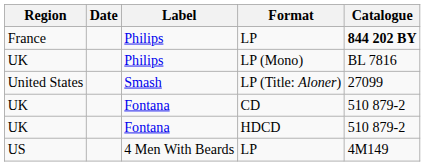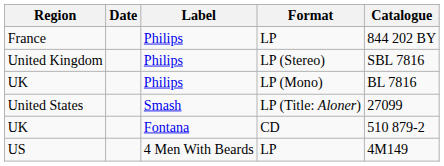(382, 37) bold -> (402, 37) normal
+ row: (55, 60)
- row: (18, 127)
